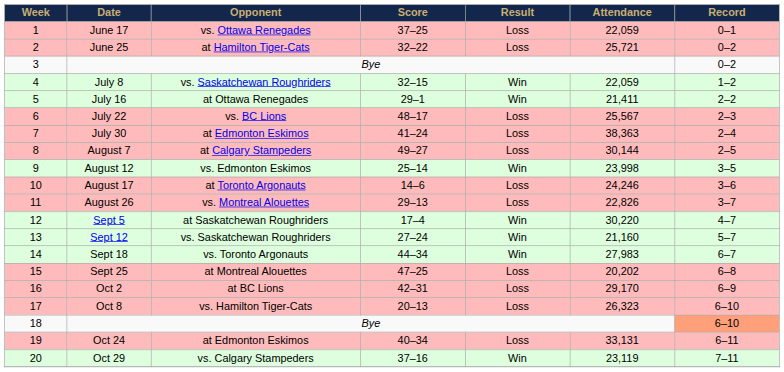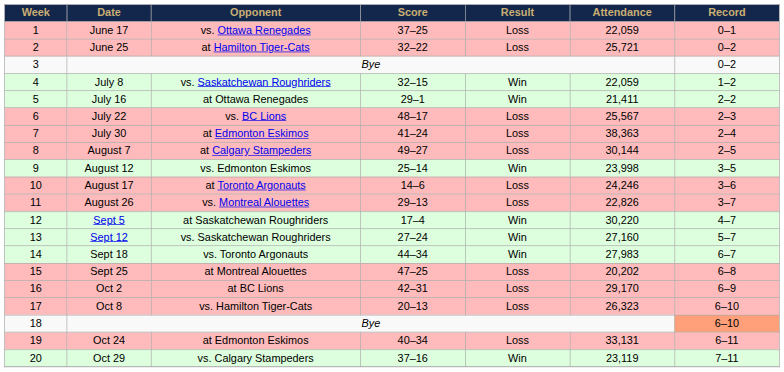(622, 237) 21,160 -> (622, 237) 27,160
